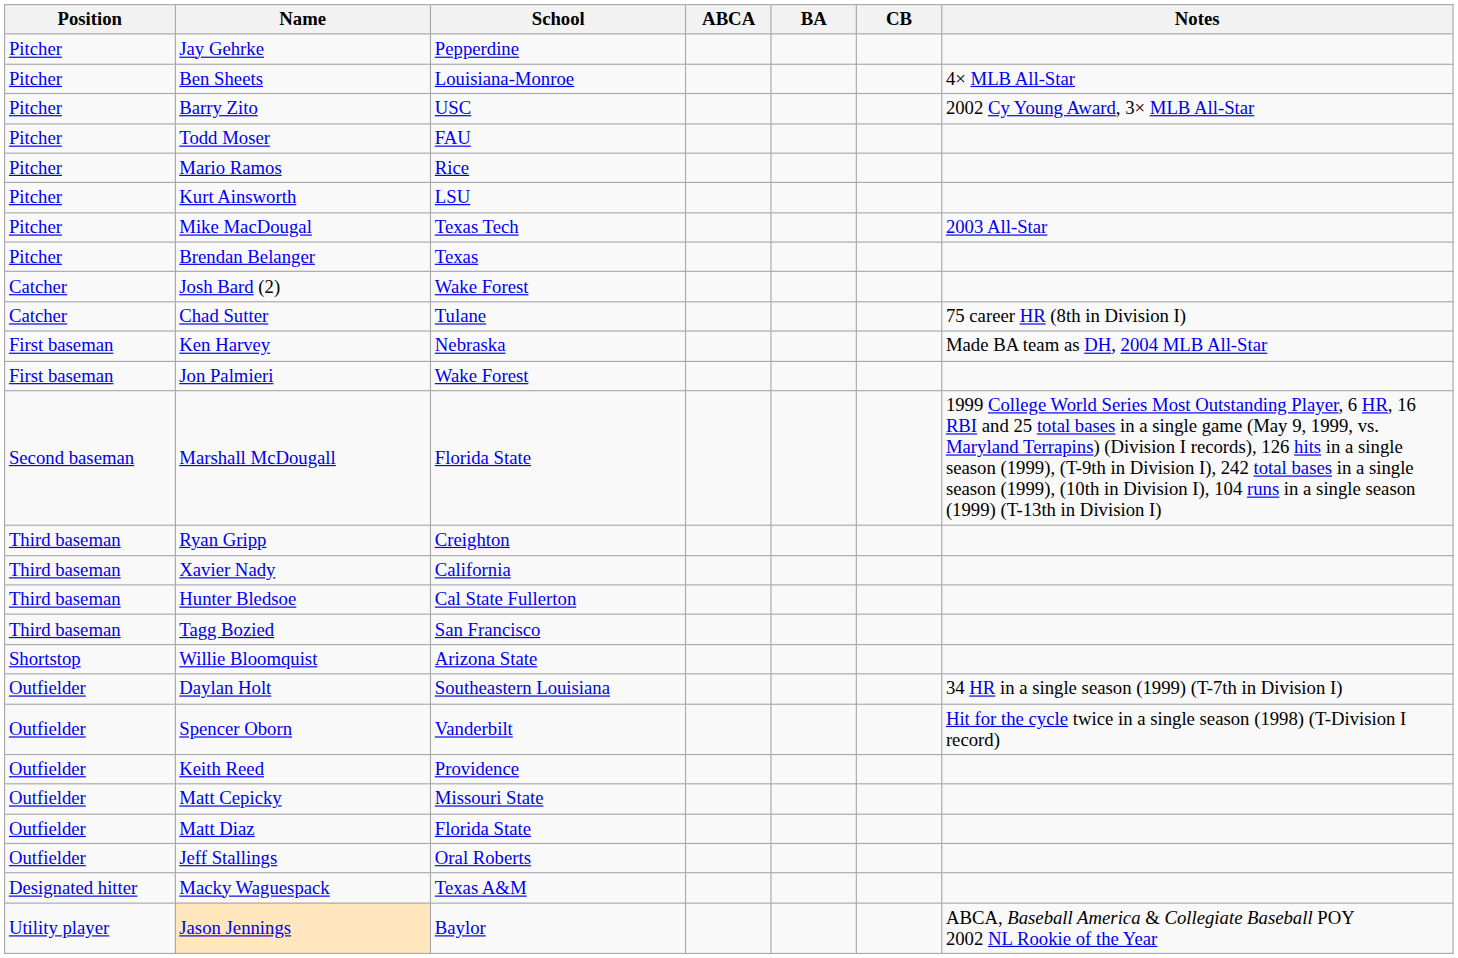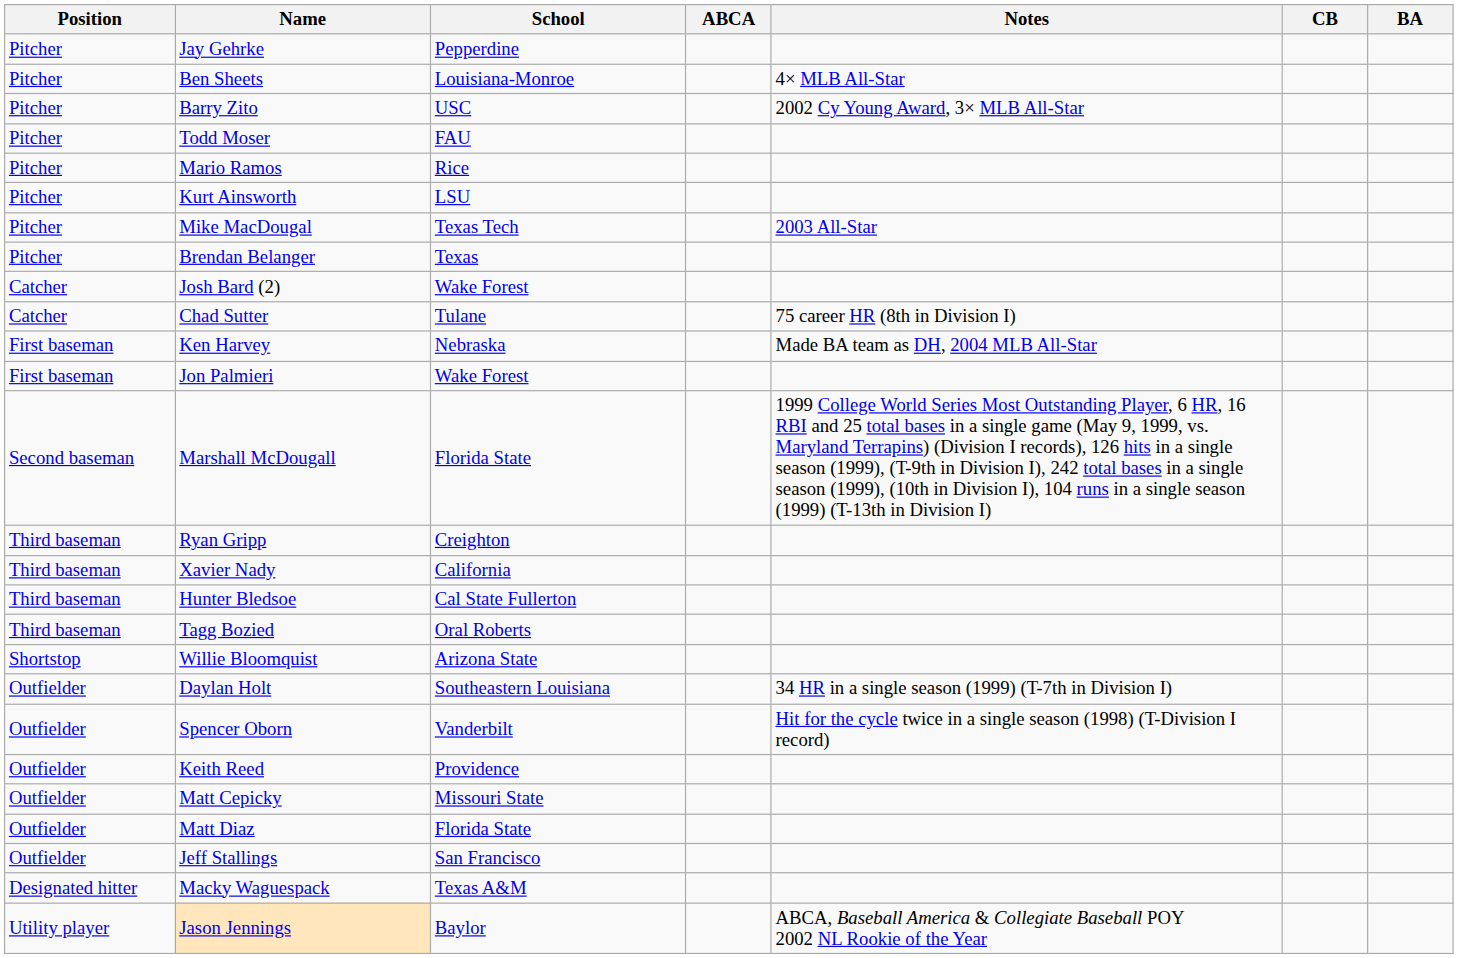columns swapped: (814, 19) <-> (1197, 19)
(488, 629) San Francisco -> (483, 629) Oral Roberts
(483, 858) Oral Roberts -> (488, 858) San Francisco
